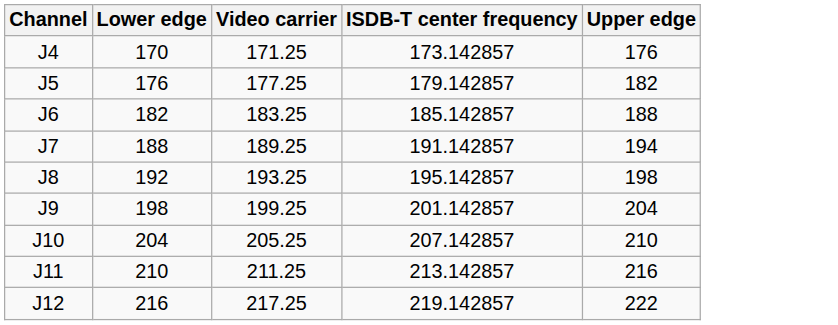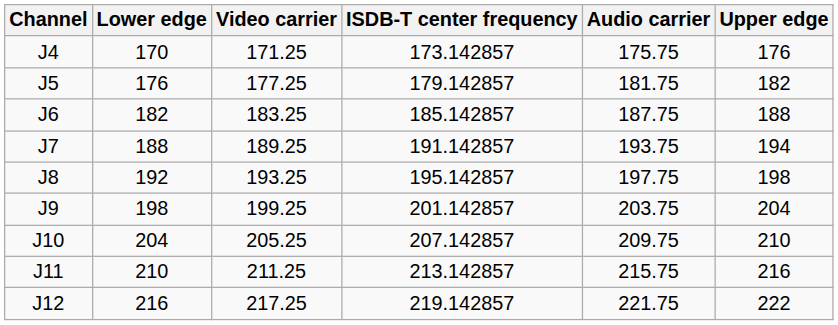+ column: (649, 20)
